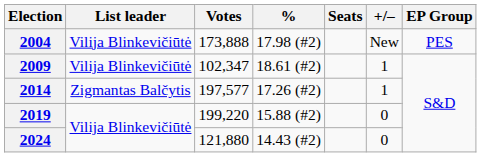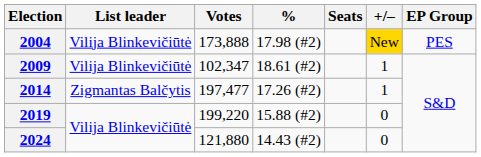(384, 41) no background -> (384, 41) gold background
(224, 90) 197,577 -> (224, 90) 197,477
